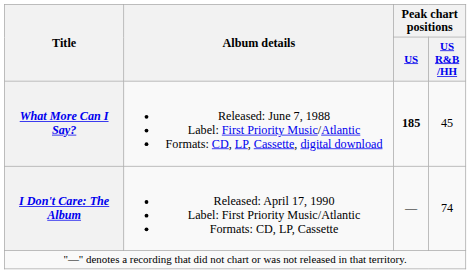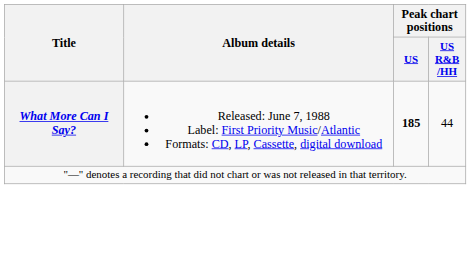(447, 123) 45 -> (447, 123) 44
- row: (64, 208)
